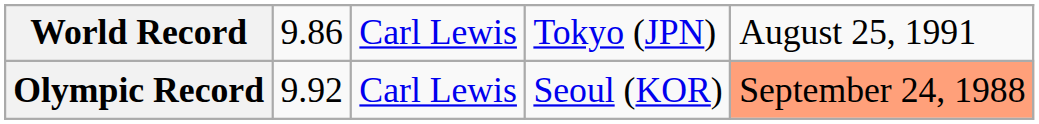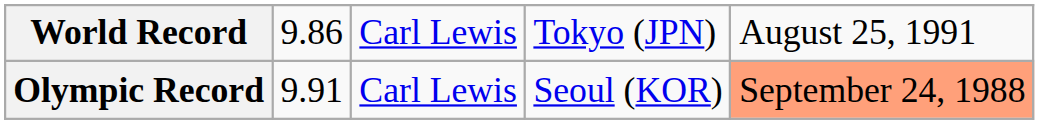(312, 89) 9.92 -> (312, 89) 9.91
